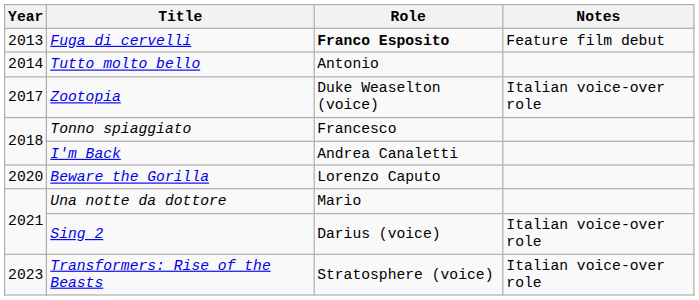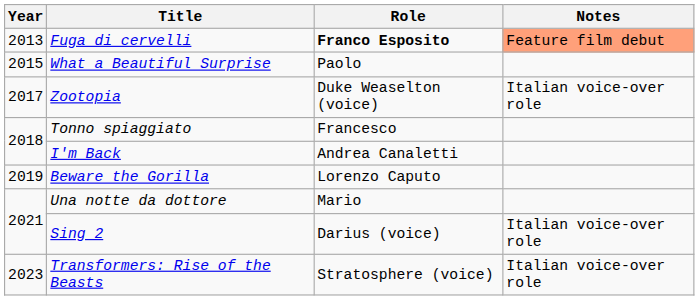(586, 40) no background -> (586, 40) lightsalmon background
- row: (125, 64)
+ row: (161, 64)
(26, 177) 2020 -> (26, 177) 2019
